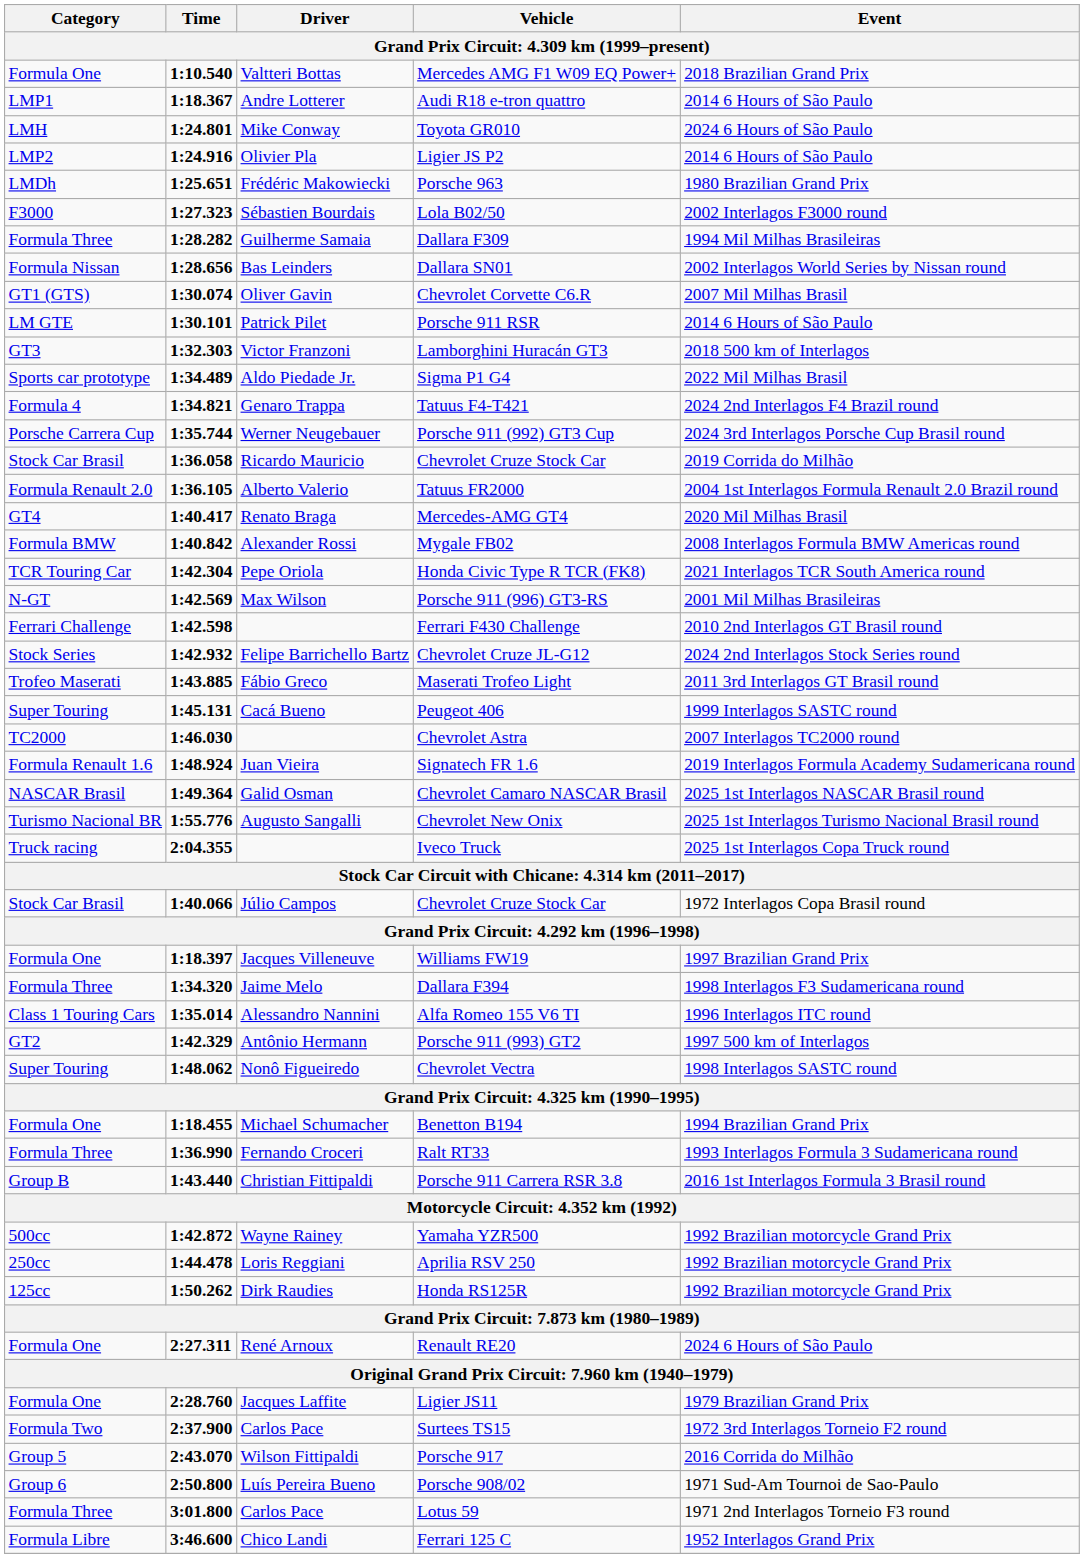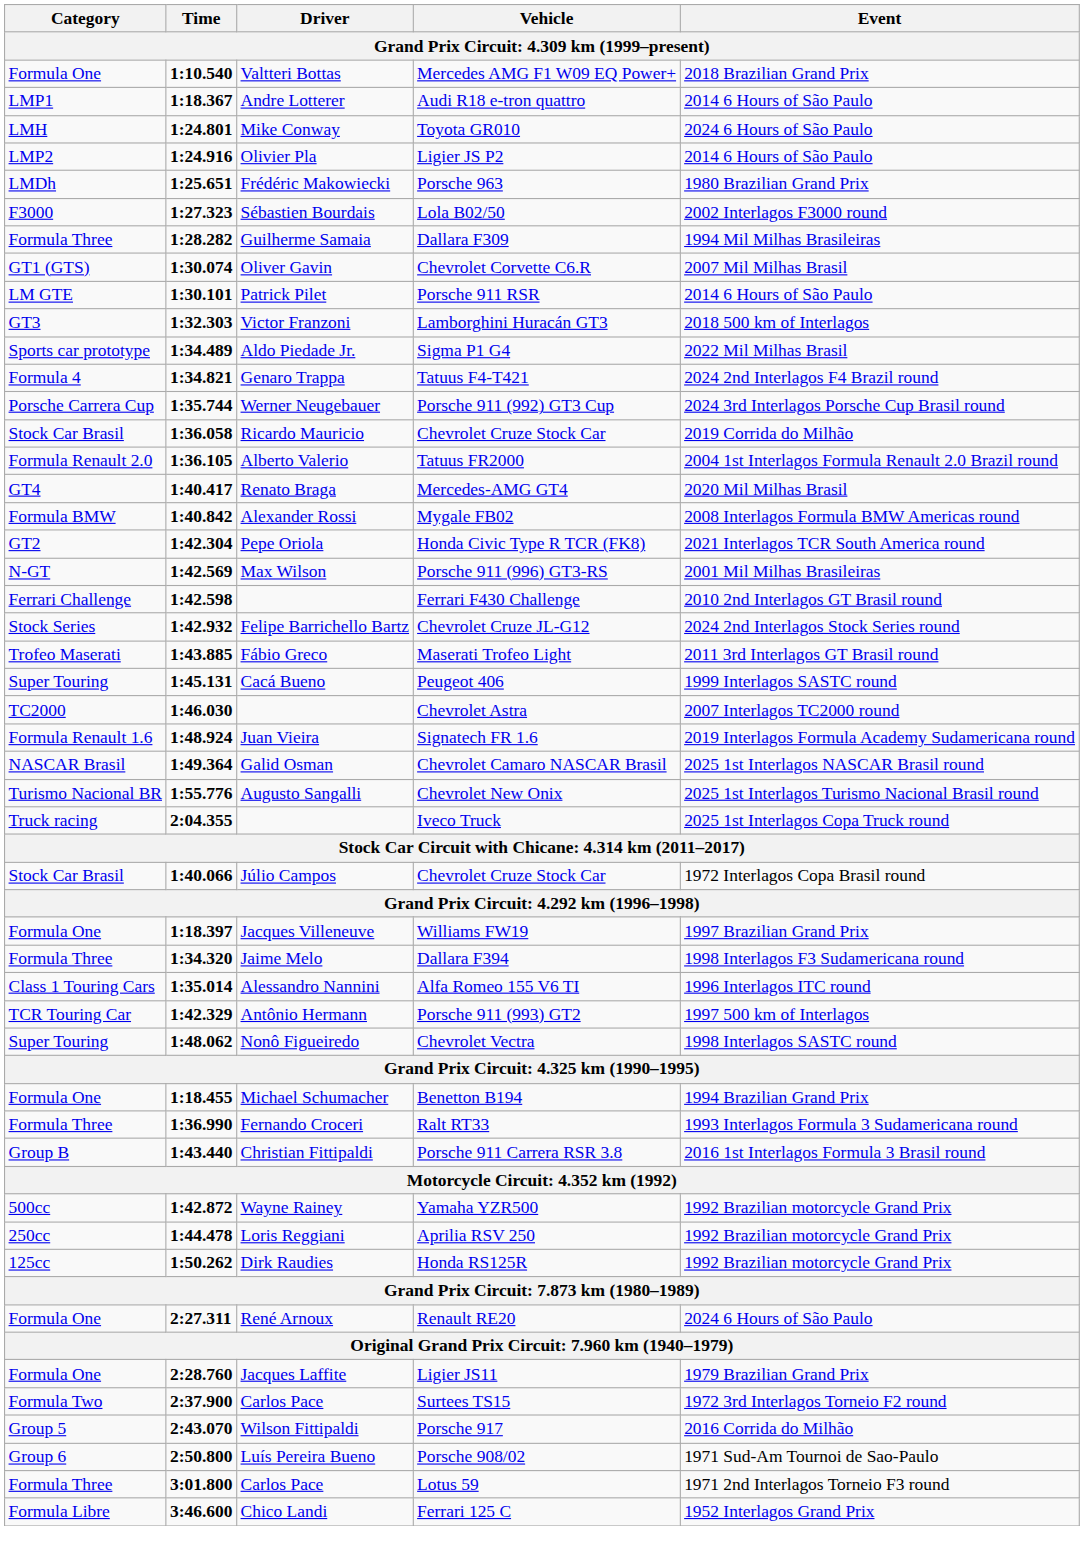- row: (286, 267)
(70, 571) TCR Touring Car -> (25, 543) GT2
(25, 1041) GT2 -> (70, 1014) TCR Touring Car
